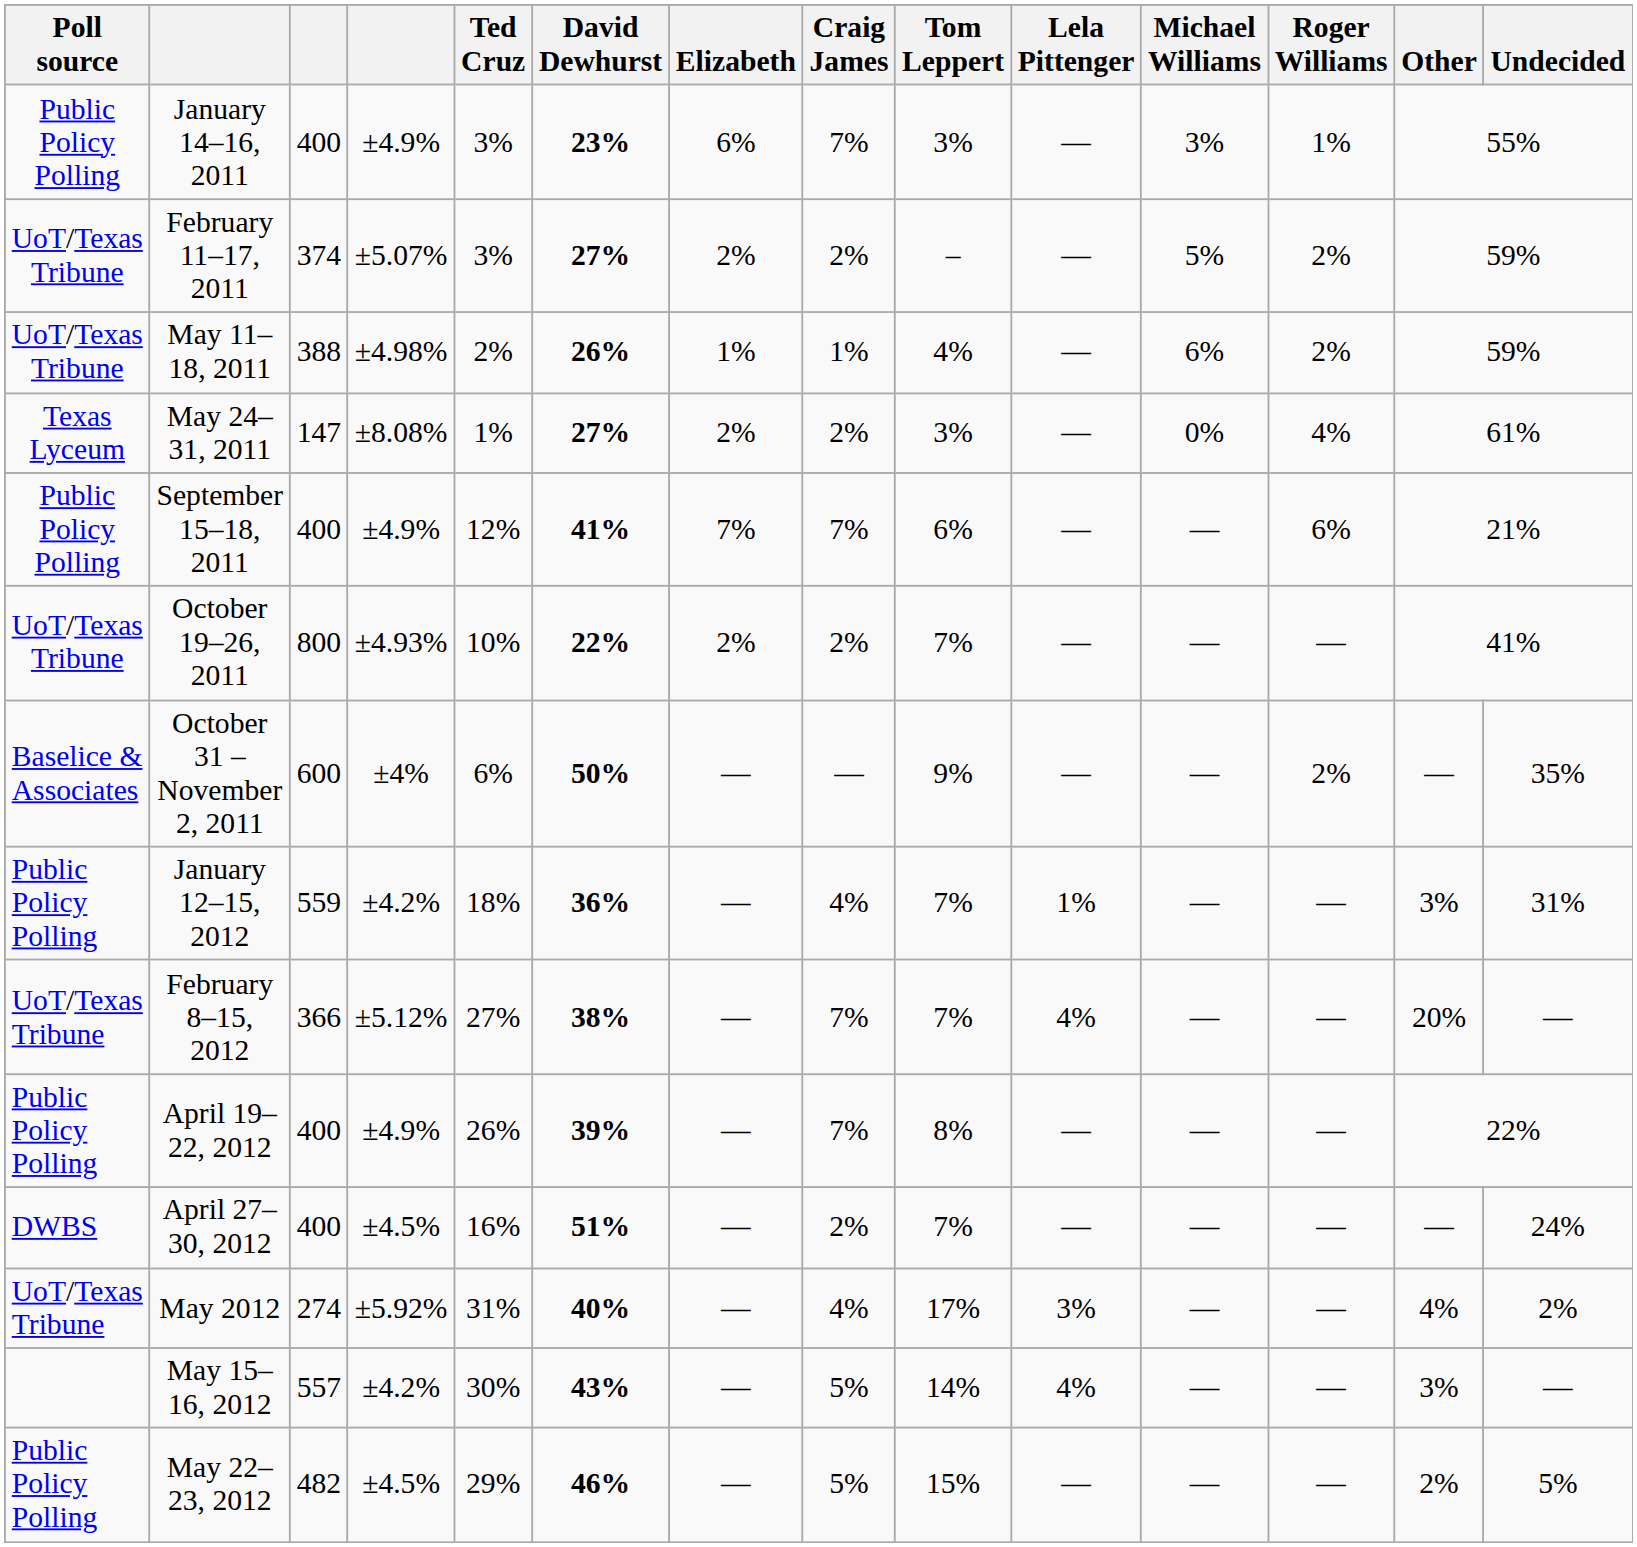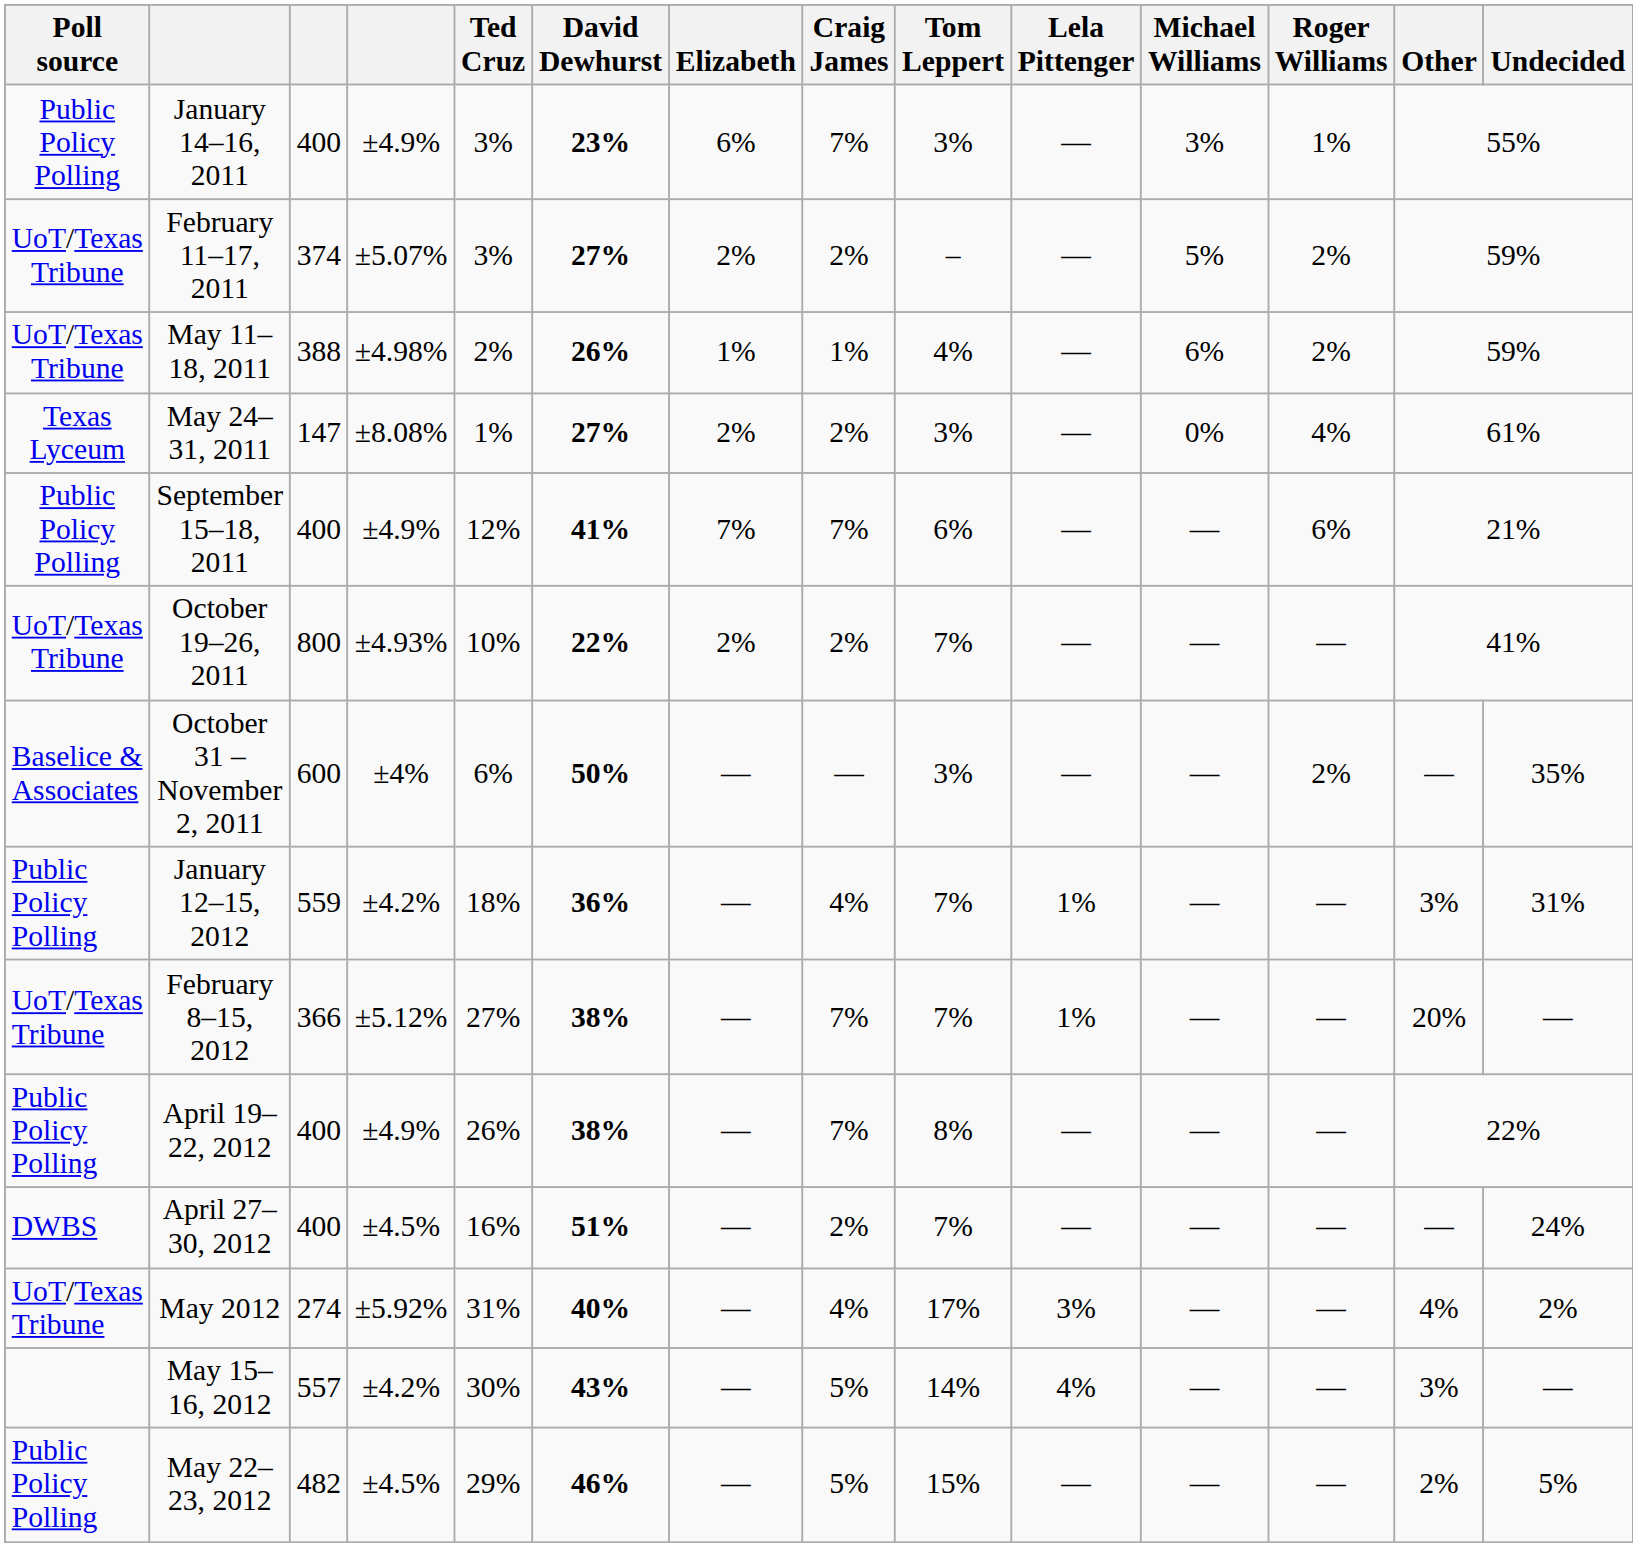(953, 772) 9% -> (953, 772) 3%
(1076, 1016) 4% -> (1076, 1016) 1%
(601, 1130) 39% -> (601, 1130) 38%
